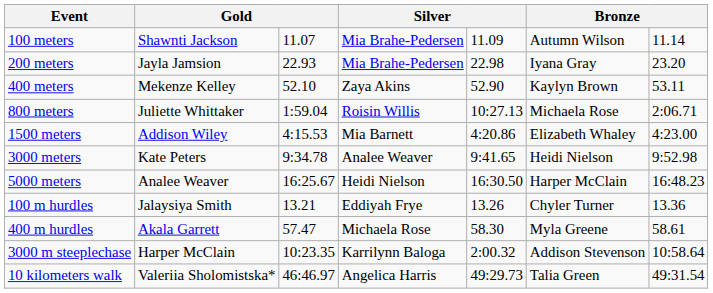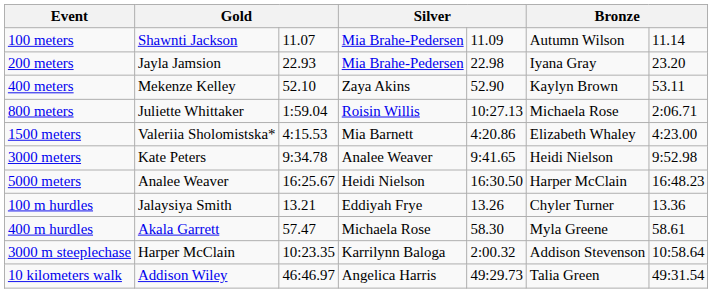(183, 134) Addison Wiley -> (207, 134) Valeriia Sholomistska*
(207, 275) Valeriia Sholomistska* -> (183, 275) Addison Wiley
